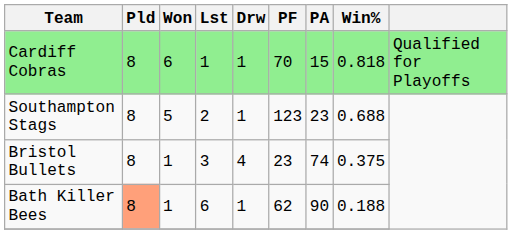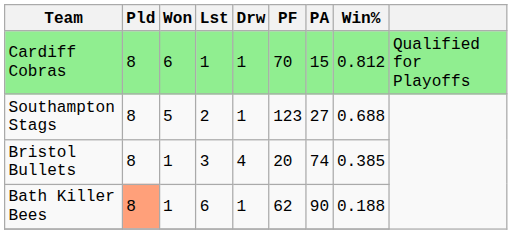(361, 63) 0.818 -> (361, 63) 0.812
(320, 117) 23 -> (320, 117) 27
(283, 162) 23 -> (283, 162) 20
(361, 162) 0.375 -> (361, 162) 0.385
